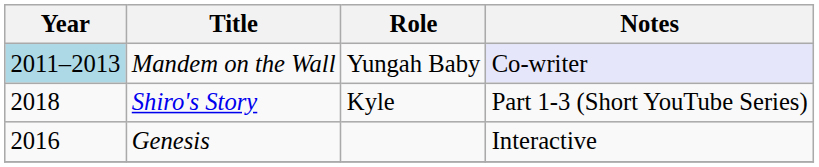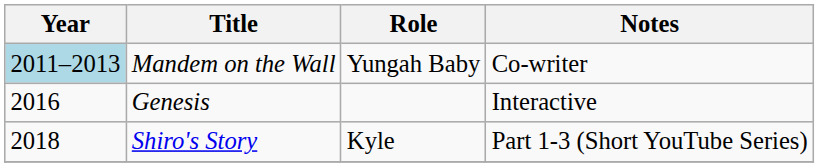(540, 63) lavender background -> (540, 63) no background
rows swapped: (171, 141) <-> (195, 102)
